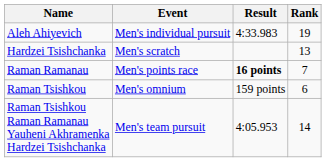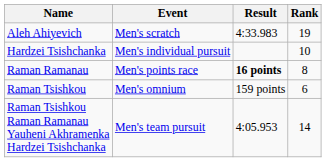(173, 32) Men's individual pursuit -> (147, 32) Men's scratch
(147, 51) Men's scratch -> (173, 51) Men's individual pursuit
(305, 51) 13 -> (305, 51) 10
(305, 70) 7 -> (305, 70) 8
